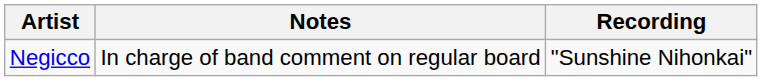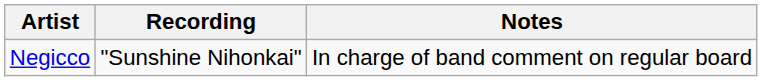columns swapped: (651, 22) <-> (320, 22)
